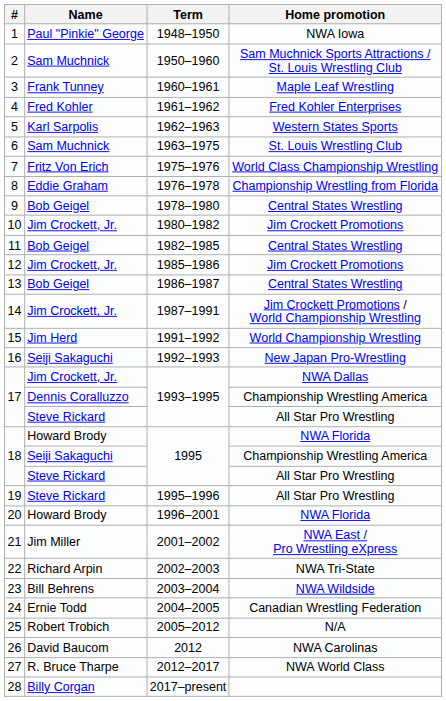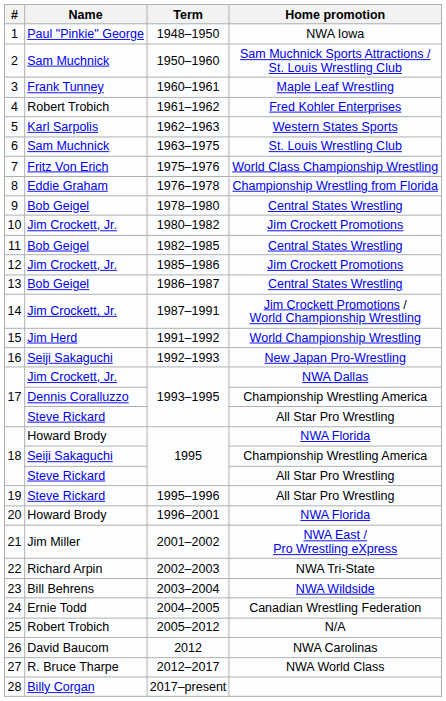(60, 107) Fred Kohler -> (68, 107) Robert Trobich
